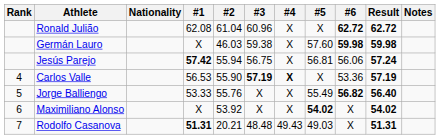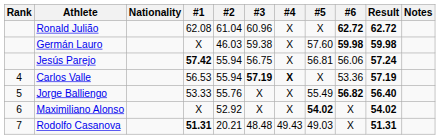(229, 77) 55.90 -> (229, 77) 55.94
(229, 110) 53.92 -> (229, 110) 52.92
